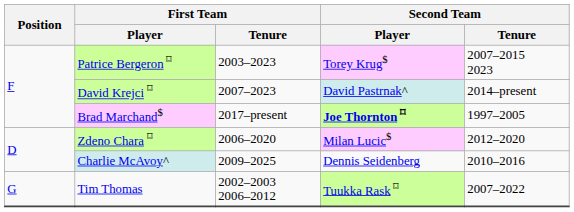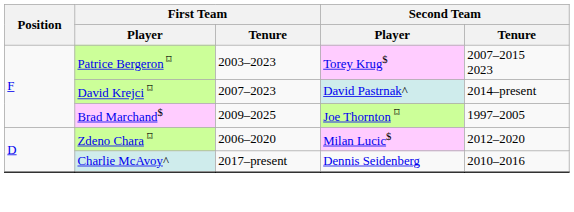(253, 115) 2017–present -> (247, 115) 2009–2025
(364, 115) bold -> (361, 115) normal
(247, 161) 2009–2025 -> (253, 161) 2017–present
- row: (110, 188)
